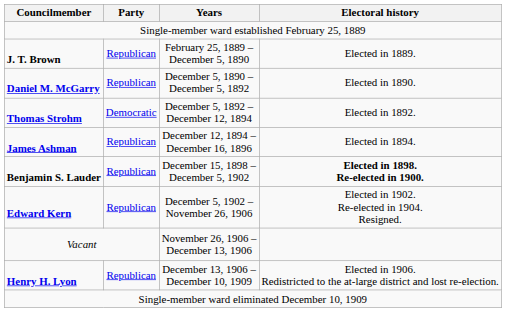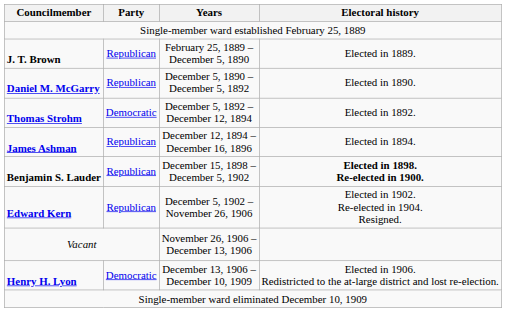(131, 275) Republican -> (131, 275) Democratic
